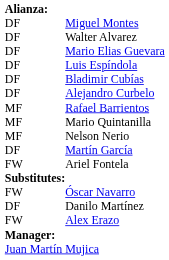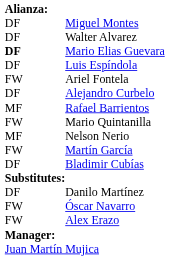(12, 51) normal -> (13, 51) bold
rows swapped: (105, 79) <-> (97, 164)
(13, 122) MF -> (14, 122) FW
(12, 150) DF -> (14, 150) FW
rows swapped: (105, 206) <-> (100, 192)
